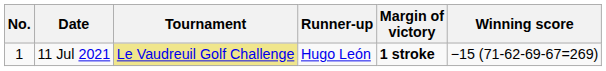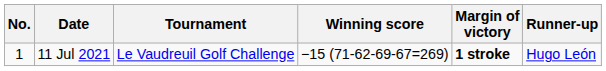columns swapped: (525, 24) <-> (337, 24)
(206, 55) khaki background -> (206, 55) no background
